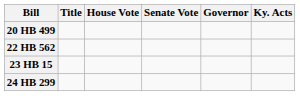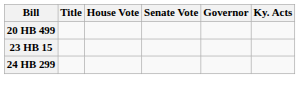- row: (31, 47)
